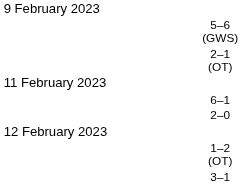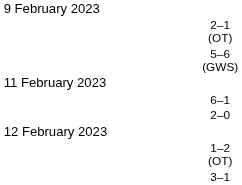rows swapped: (93, 60) <-> (93, 31)
